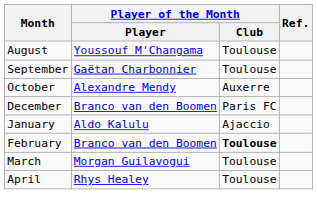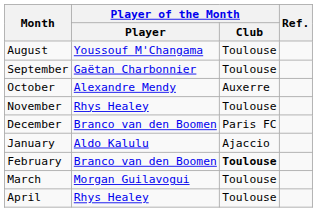+ row: (34, 106)
